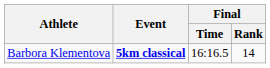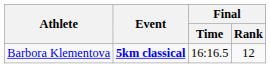(248, 53) 14 -> (248, 53) 12
